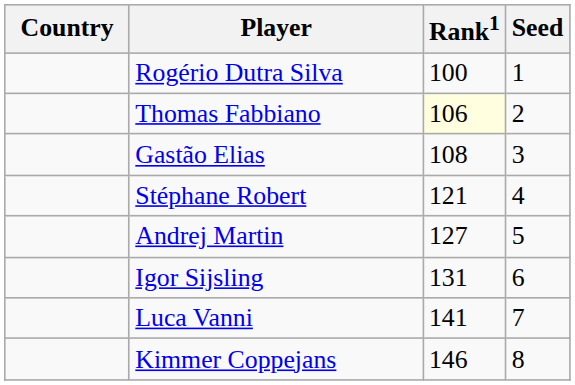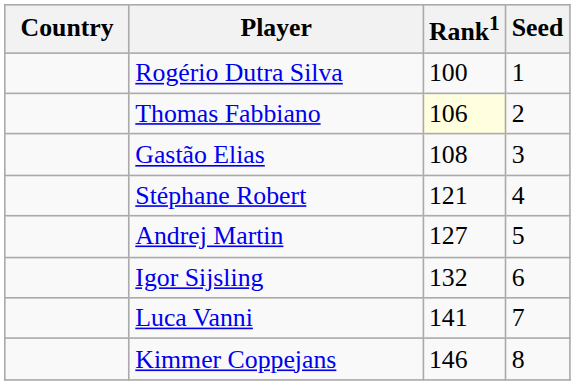(448, 277) 131 -> (448, 277) 132
